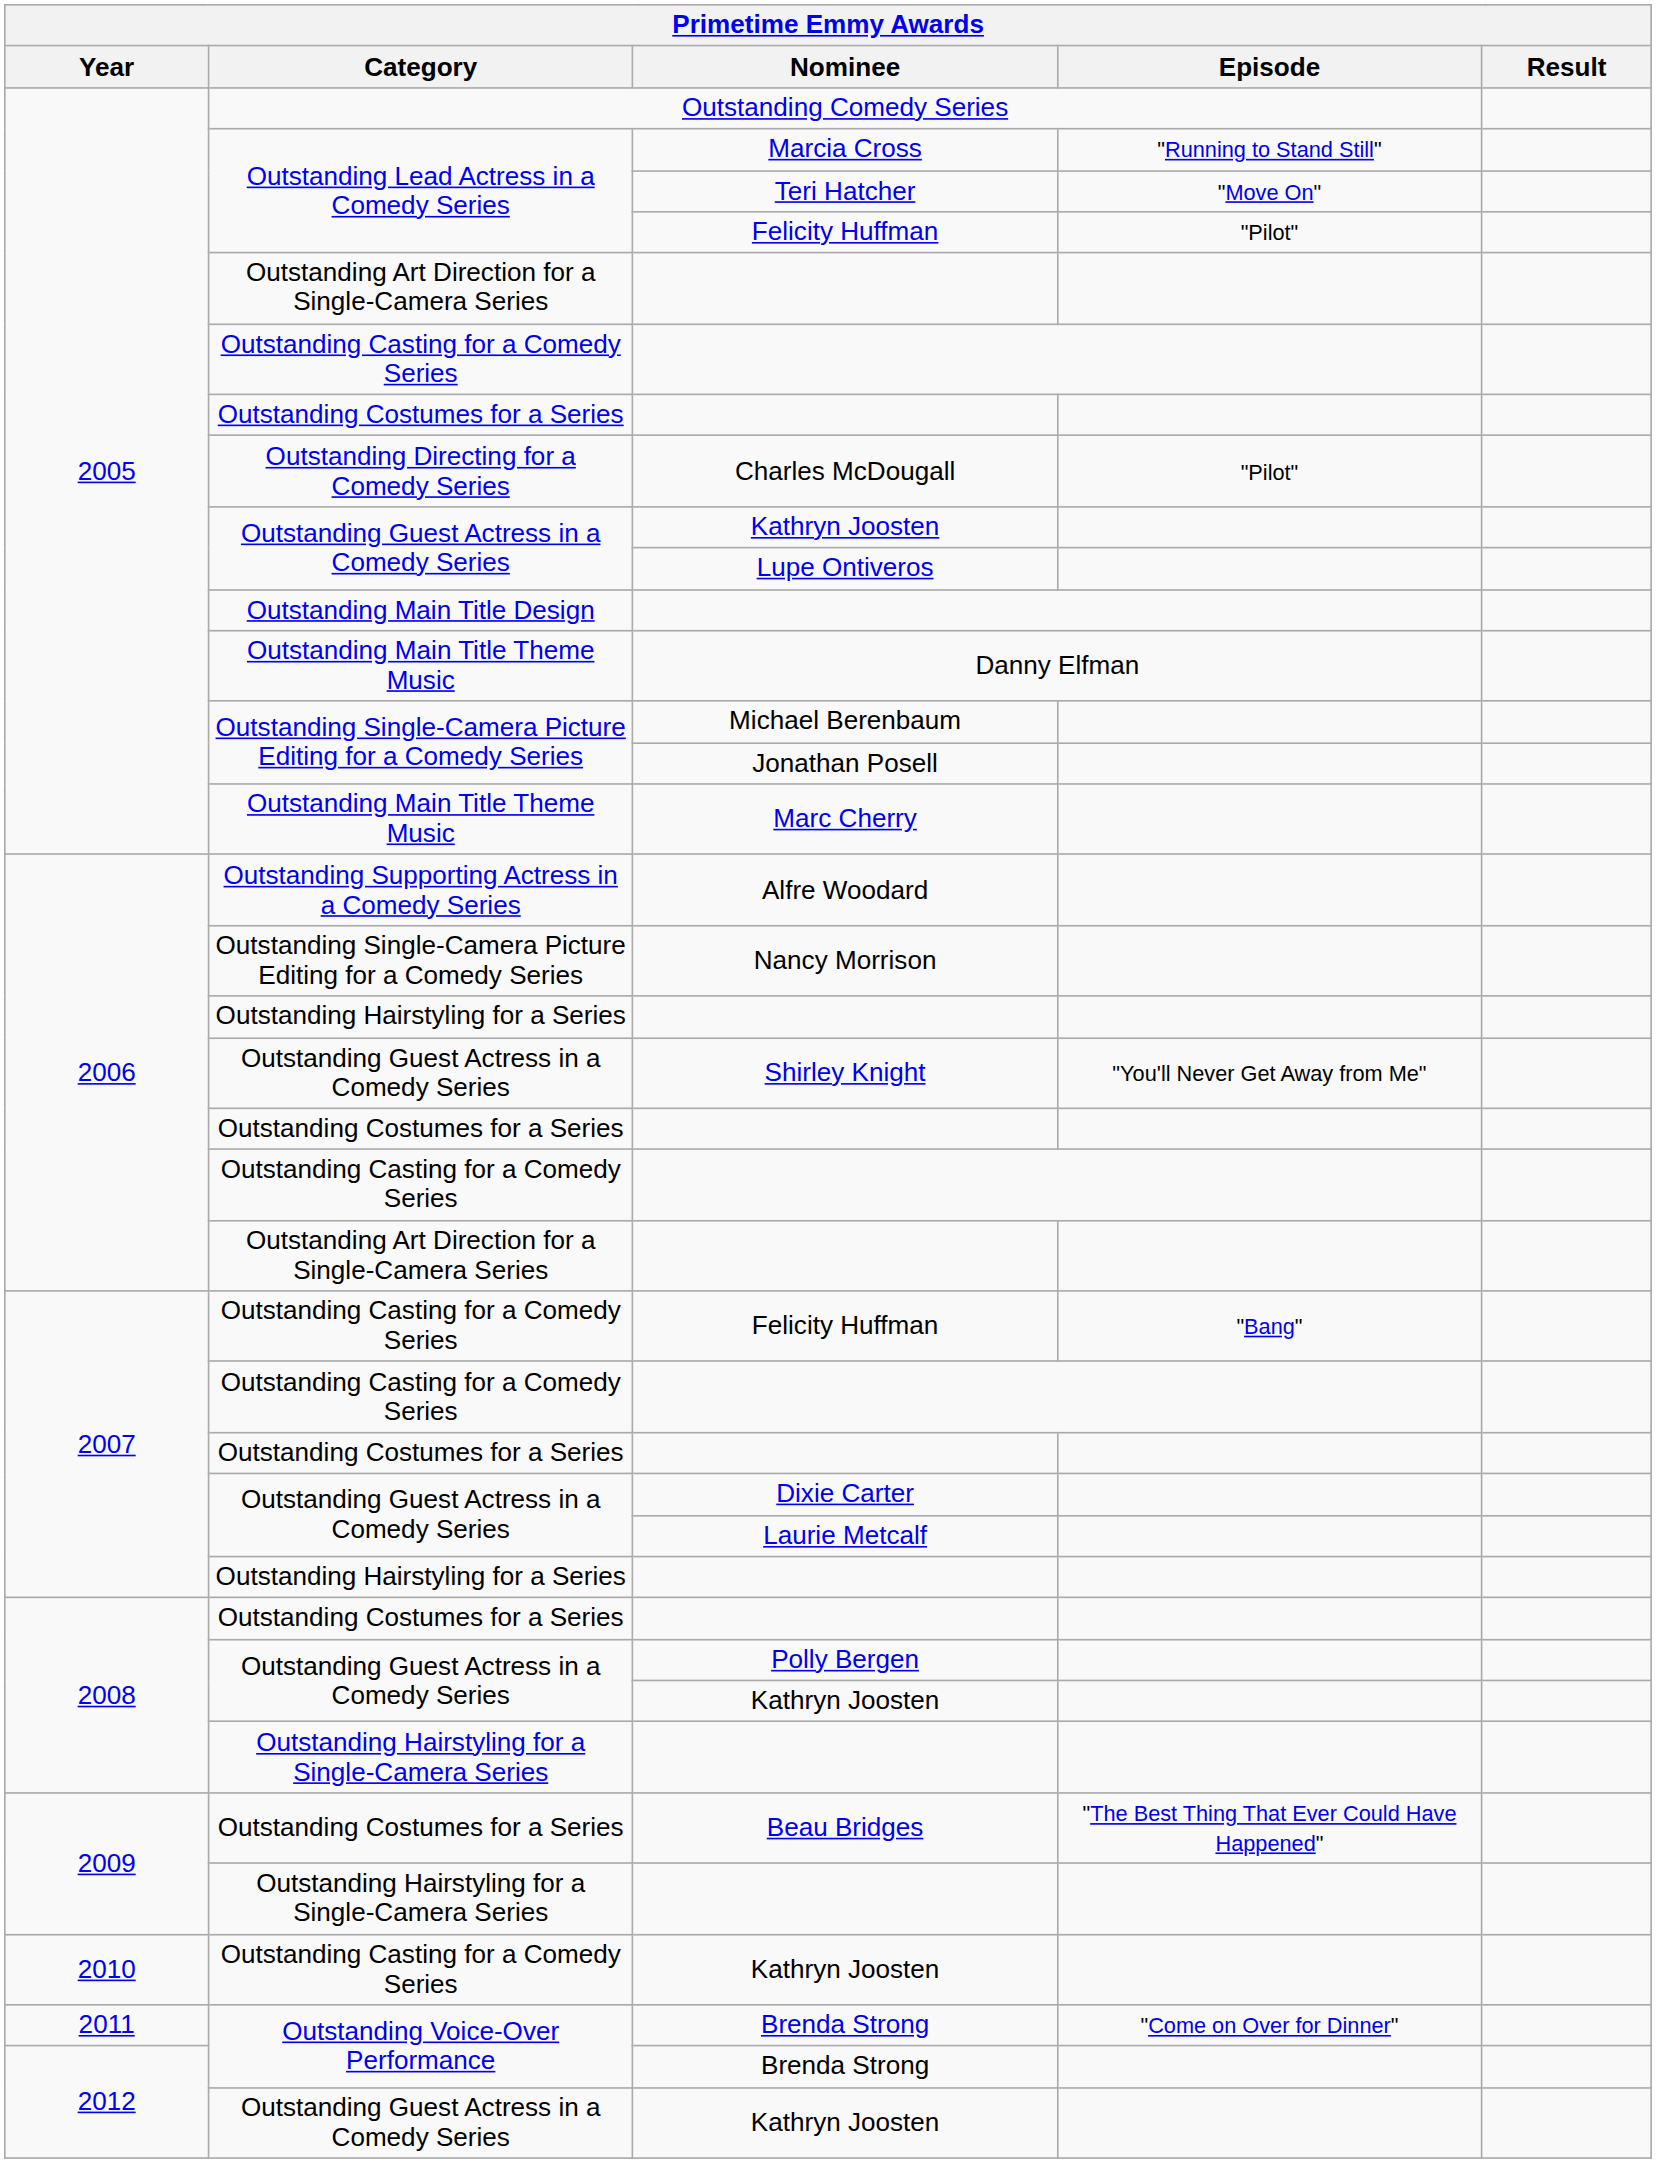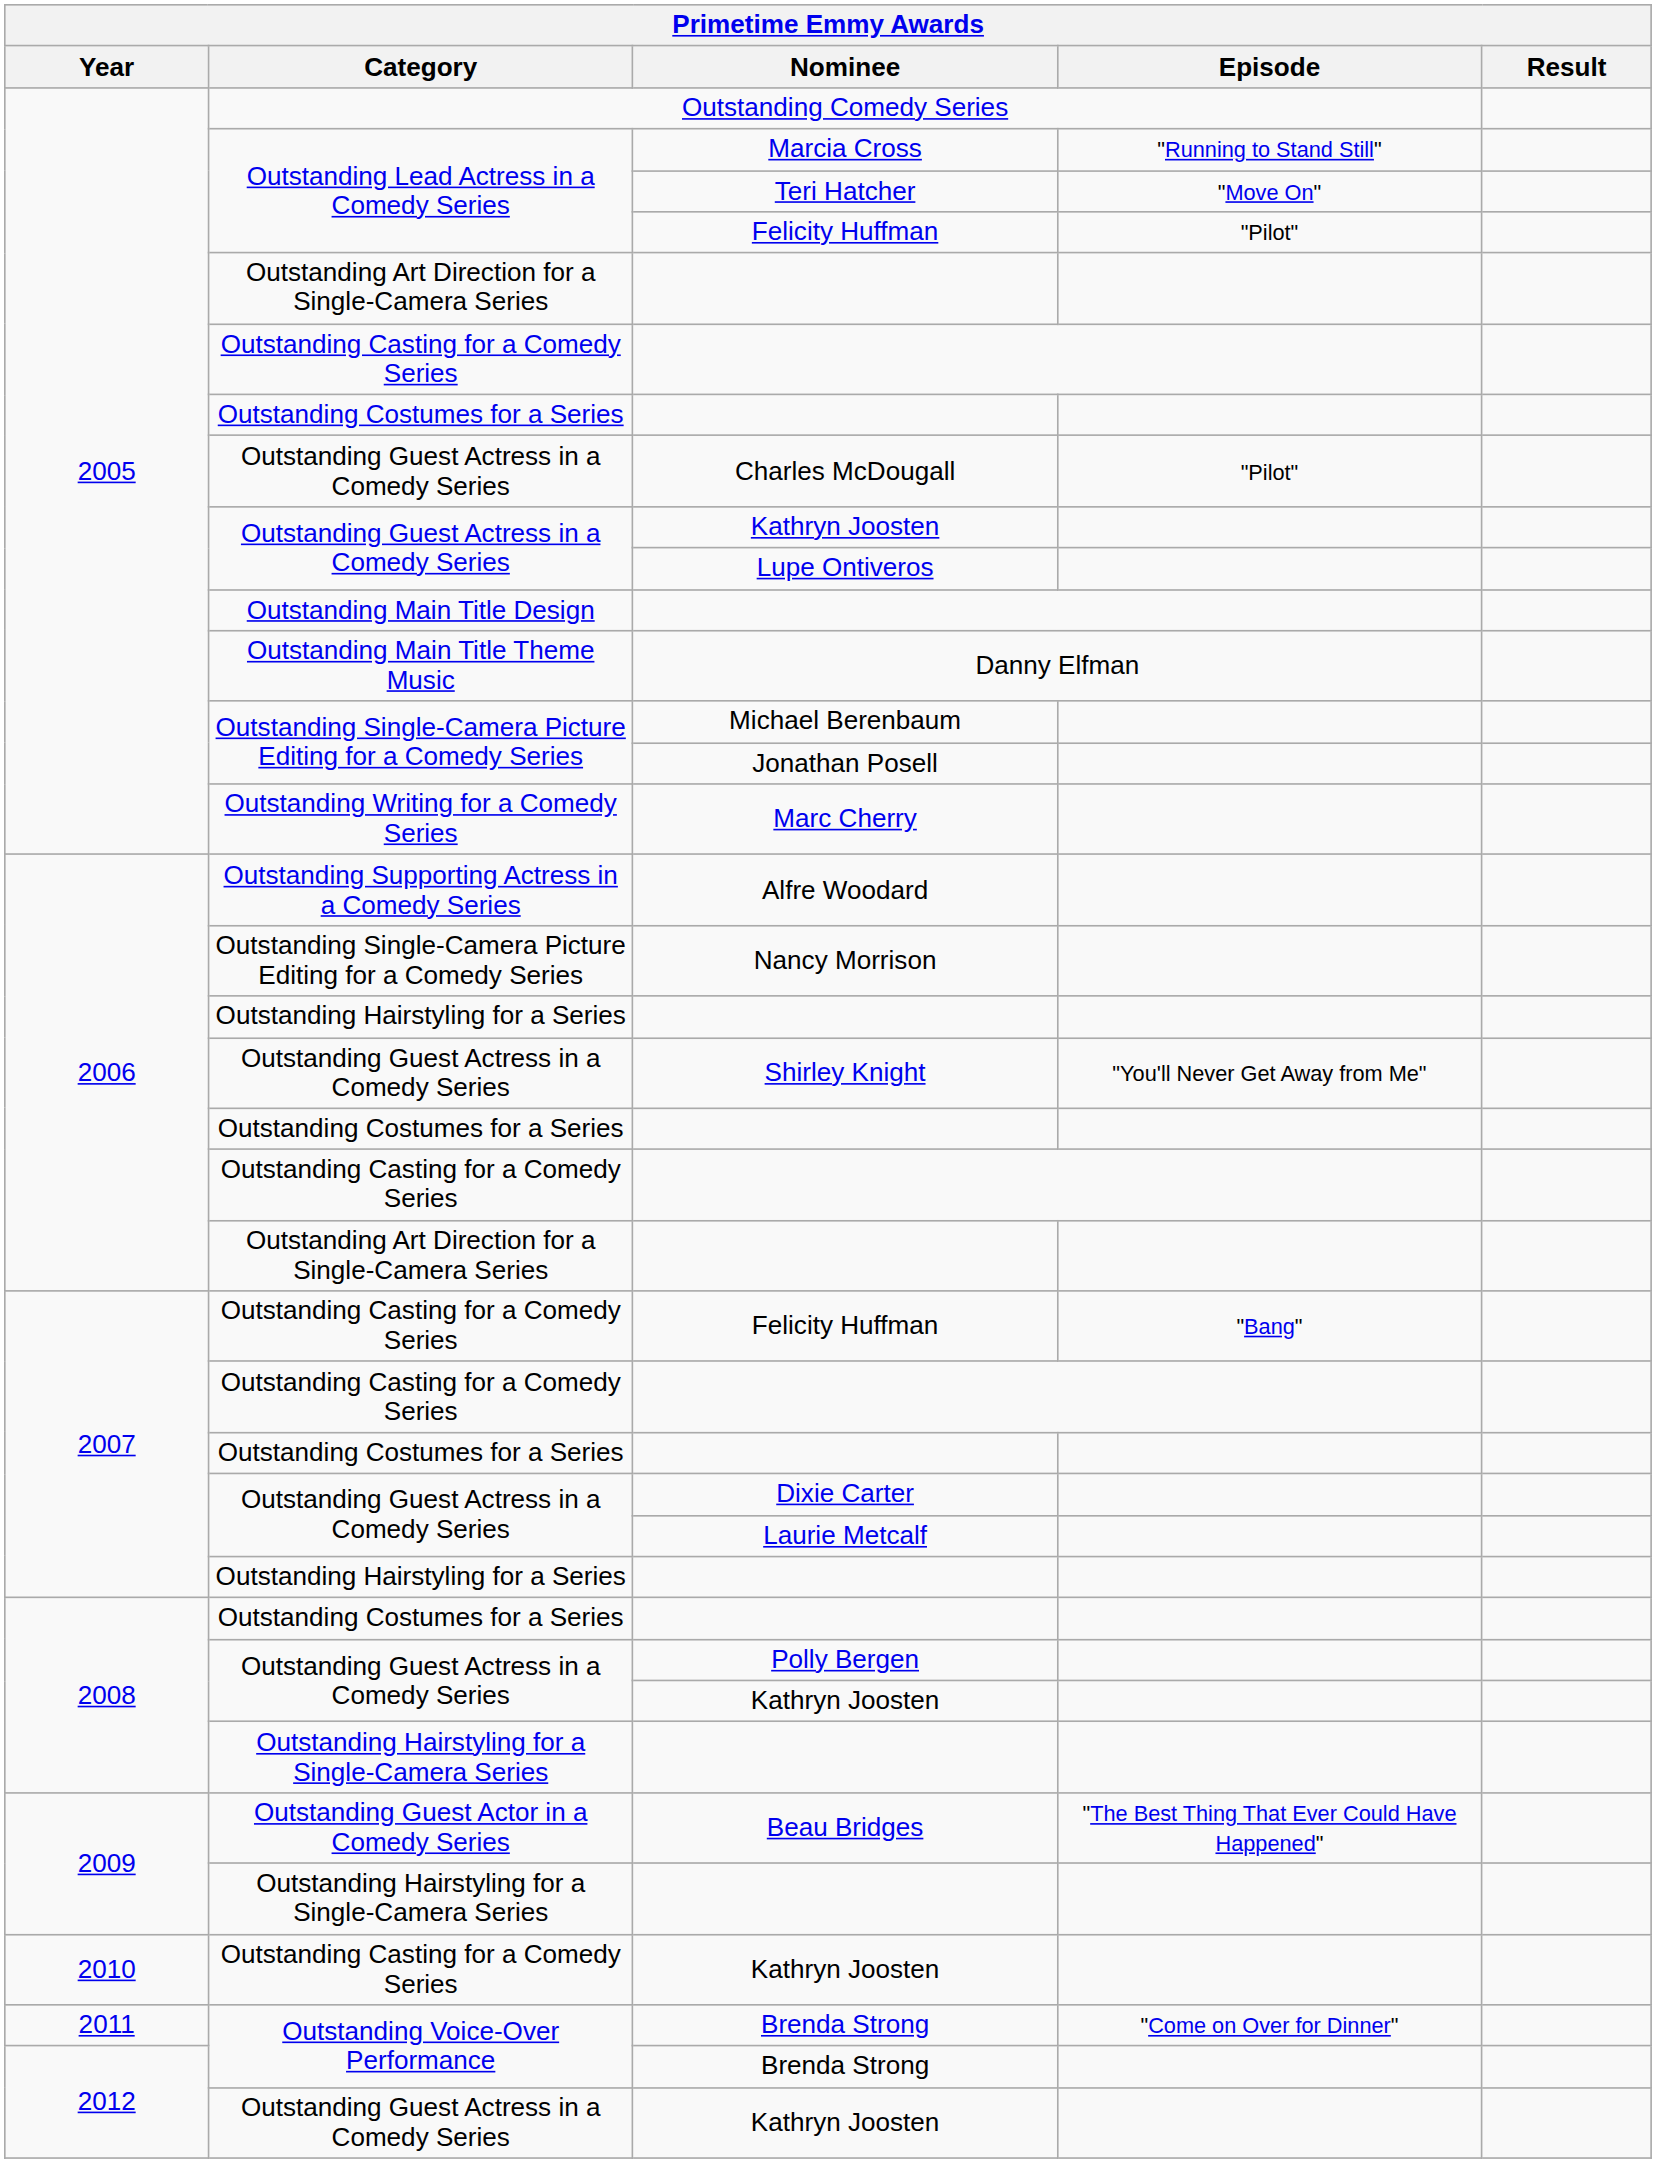(421, 470) Outstanding Directing for a Comedy Series -> (421, 470) Outstanding Guest Actress in a Comedy Series
(421, 818) Outstanding Main Title Theme Music -> (421, 818) Outstanding Writing for a Comedy Series
(421, 1827) Outstanding Costumes for a Series -> (421, 1827) Outstanding Guest Actor in a Comedy Series
